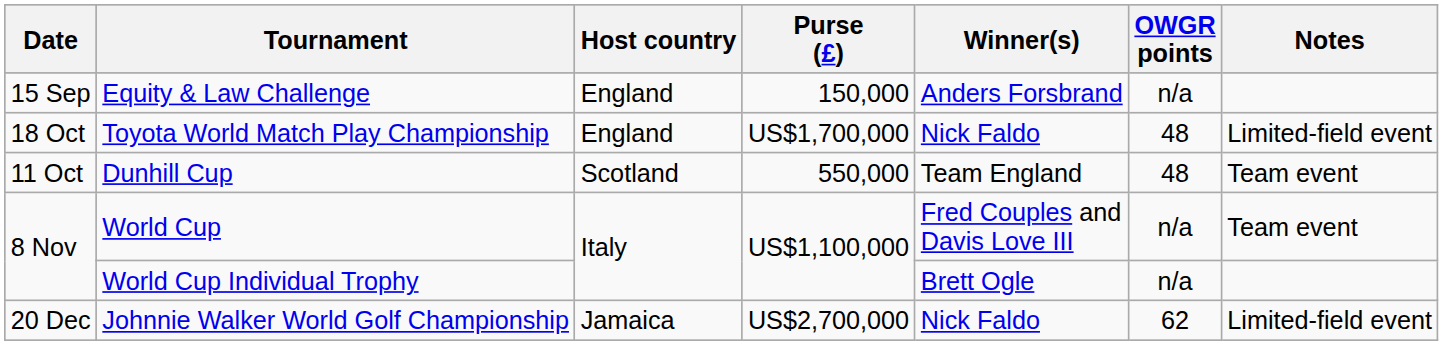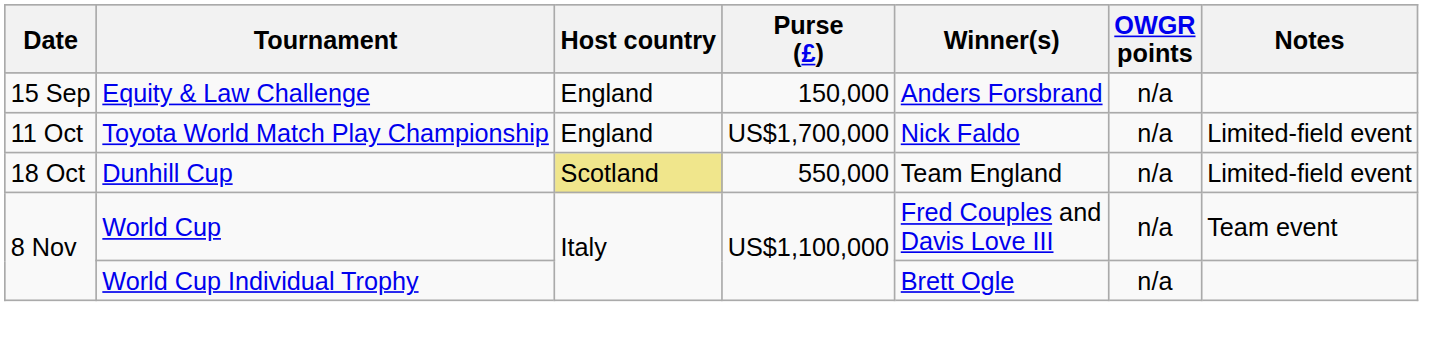(48, 133) 18 Oct -> (47, 133) 11 Oct
(1175, 133) 48 -> (1155, 133) n/a
(47, 173) 11 Oct -> (48, 173) 18 Oct
(630, 173) no background -> (610, 173) khaki background
(1175, 173) 48 -> (1155, 173) n/a
(1293, 173) Team event -> (1310, 173) Limited-field event
- row: (336, 321)
